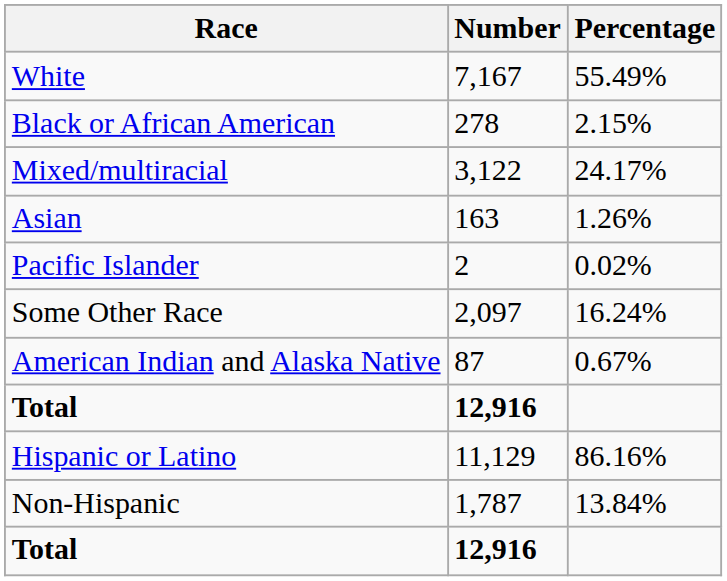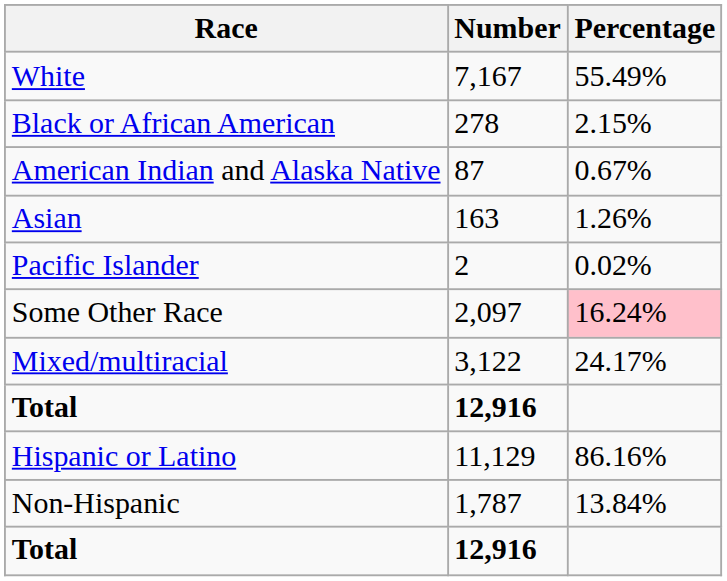rows swapped: (226, 360) <-> (120, 170)
(621, 312) no background -> (621, 312) pink background
